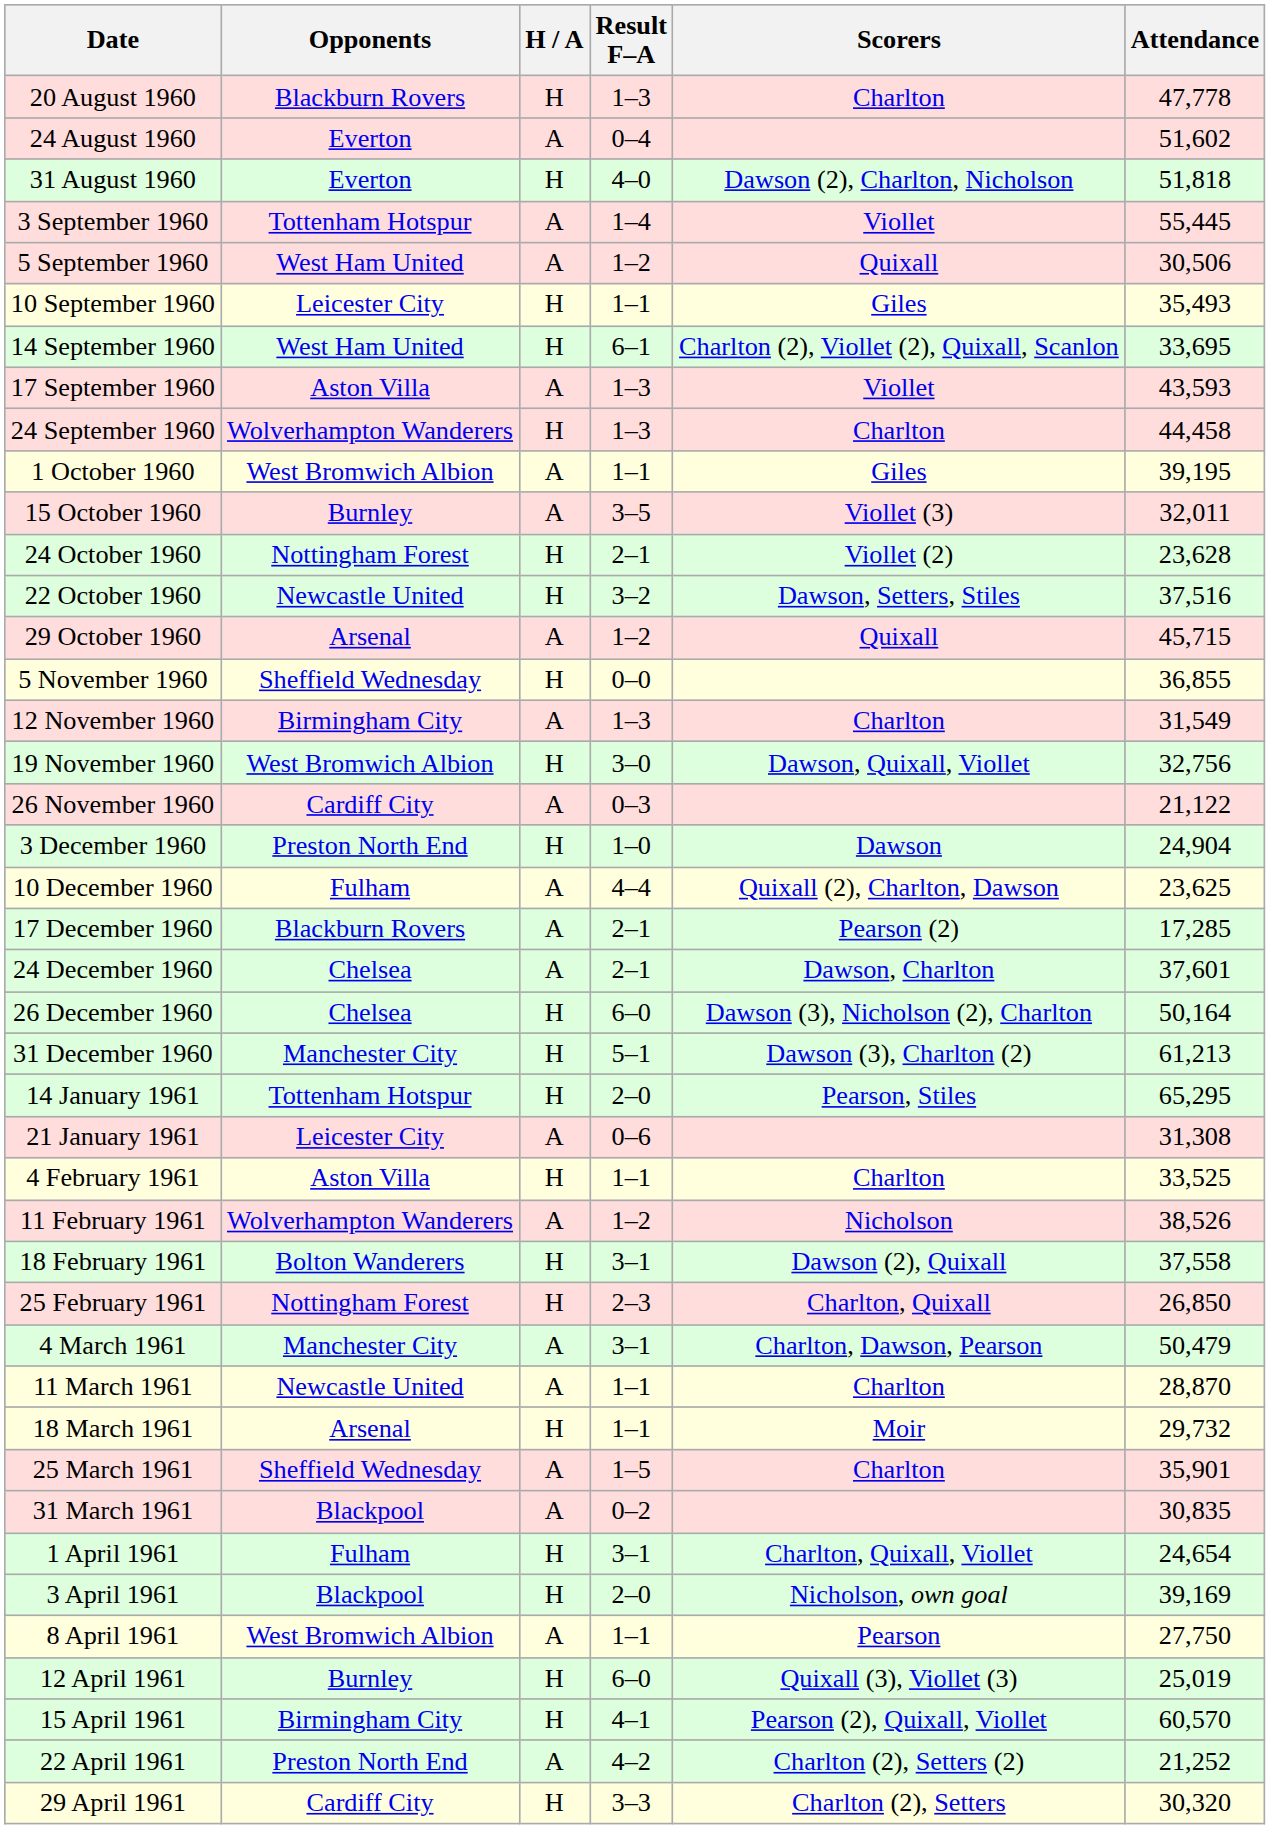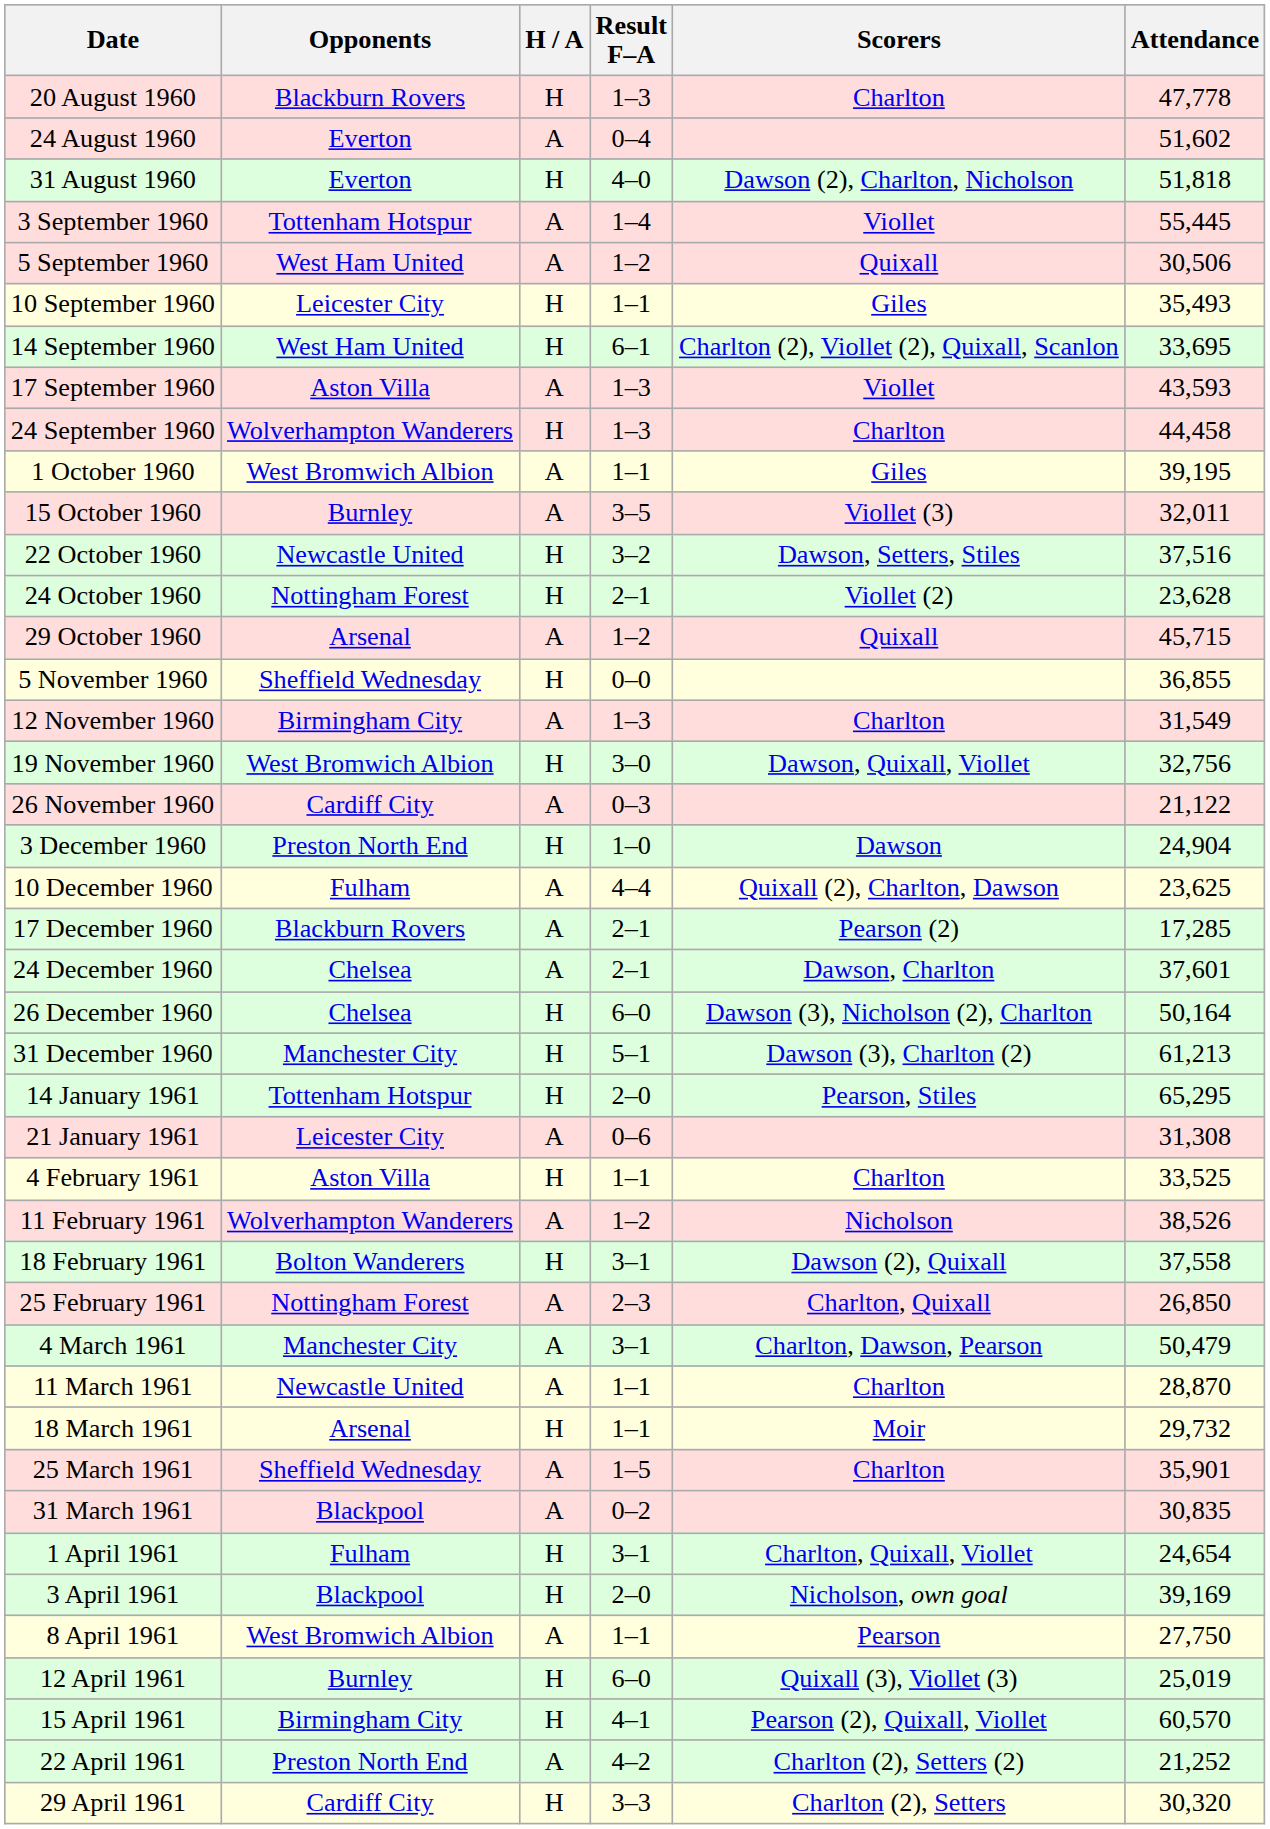rows swapped: (113, 595) <-> (113, 554)
(554, 1303) H -> (554, 1303) A
